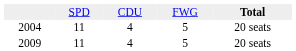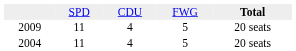rows swapped: (30, 43) <-> (30, 27)
